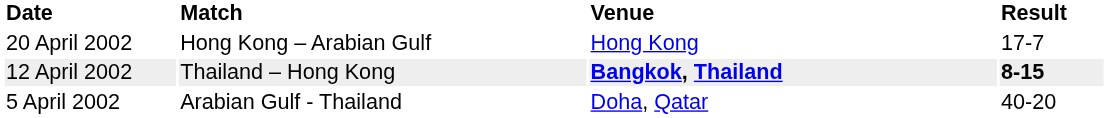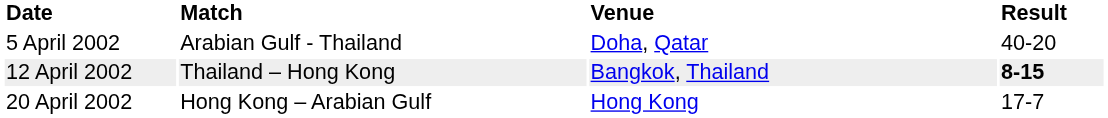rows swapped: (63, 102) <-> (69, 42)
(687, 72) bold -> (680, 72) normal
